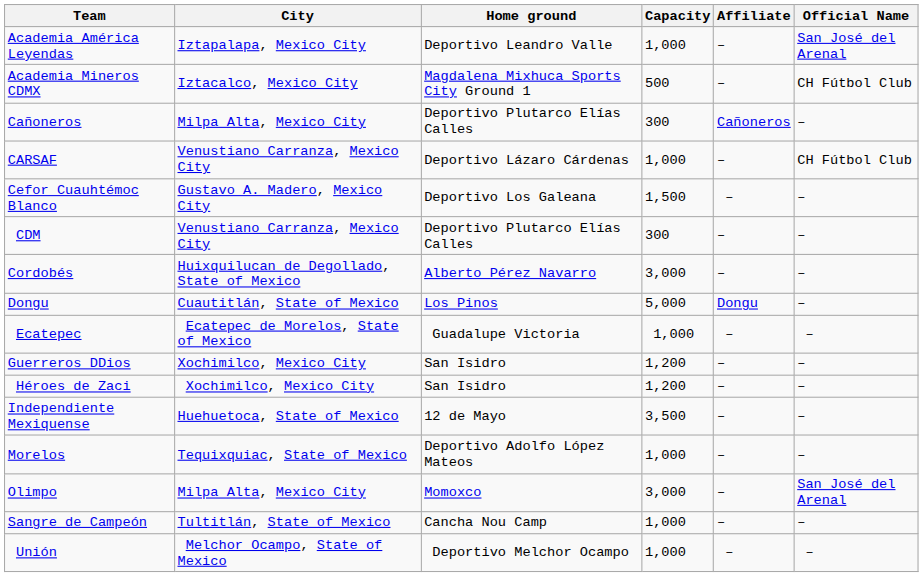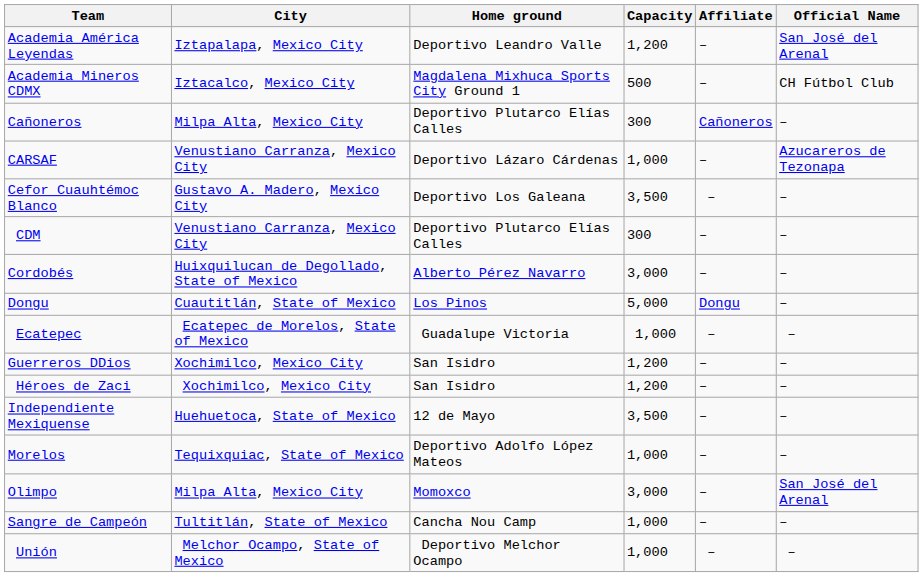(665, 46) 1,000 -> (647, 46) 1,200
(855, 160) CH Fútbol Club -> (832, 160) Azucareros de Tezonapa
(665, 198) 1,500 -> (647, 198) 3,500
